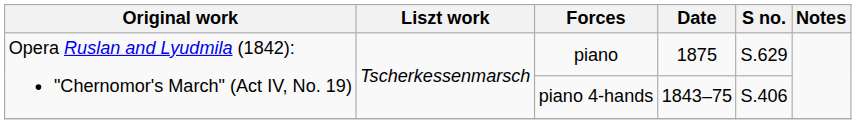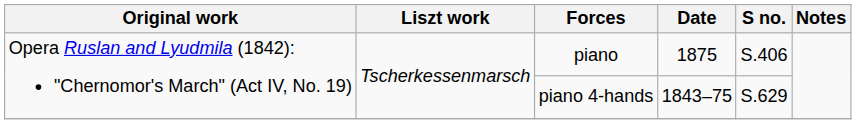(764, 54) S.629 -> (764, 54) S.406
(764, 97) S.406 -> (764, 97) S.629
